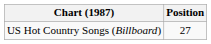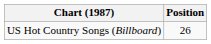(185, 30) 27 -> (185, 30) 26
